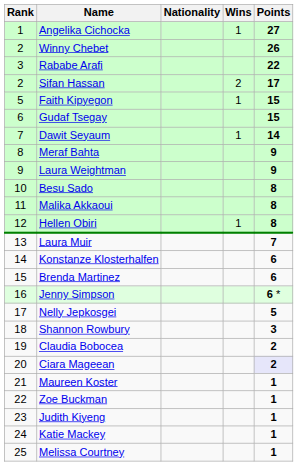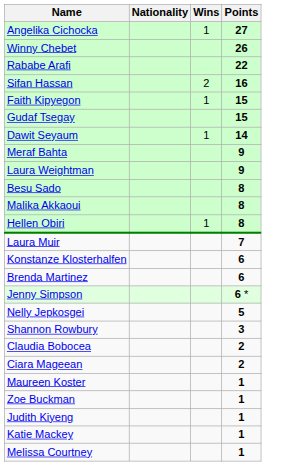- column: (20, 13)
(274, 83) 17 -> (241, 83) 16
(273, 364) lavender background -> (241, 364) no background
